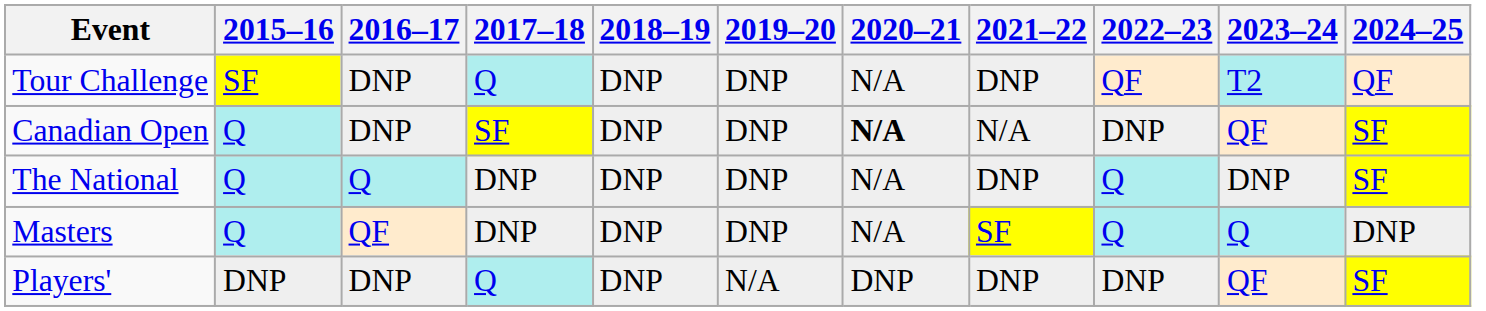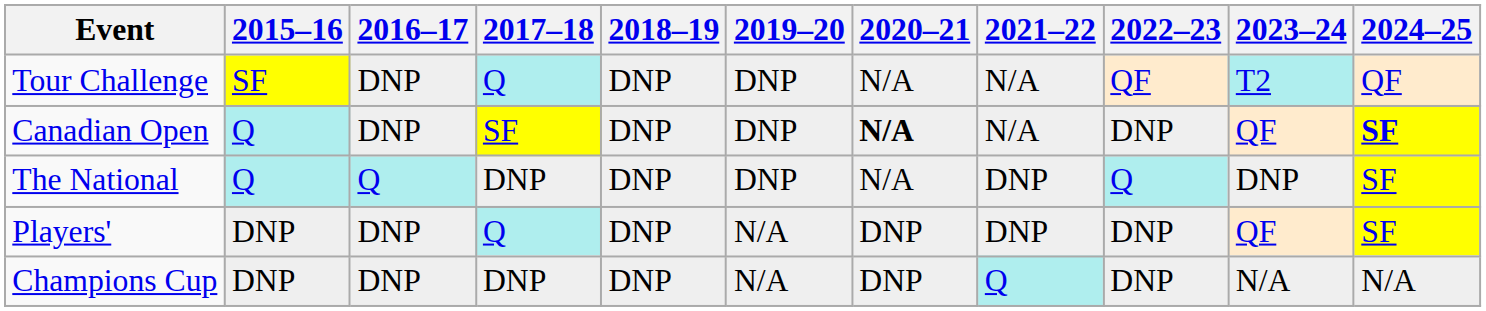(1008, 79) DNP -> (1012, 79) N/A
(1370, 130) normal -> (1380, 130) bold
- row: (62, 230)
+ row: (115, 280)
